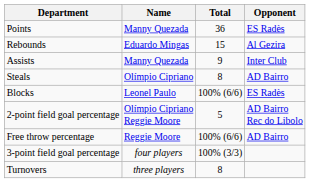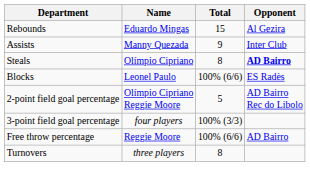- row: (19, 29)
(268, 77) normal -> (269, 61) bold
rows swapped: (63, 153) <-> (50, 137)
